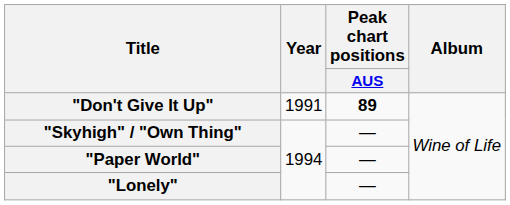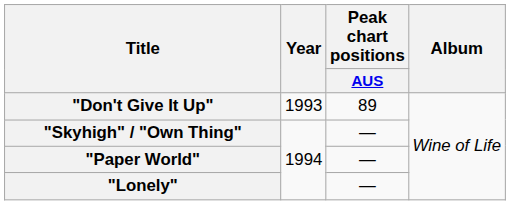(304, 106) 1991 -> (304, 106) 1993
(367, 106) bold -> (367, 106) normal
